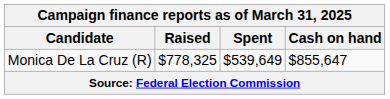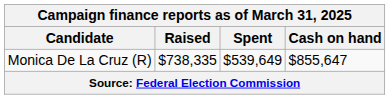(188, 60) $778,325 -> (188, 60) $738,335
